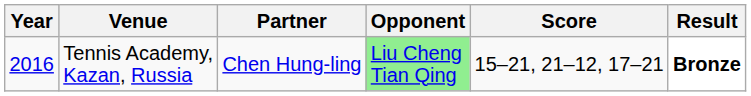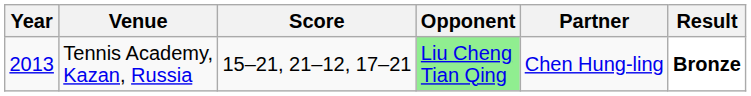columns swapped: (292, 21) <-> (569, 21)
(32, 64) 2016 -> (32, 64) 2013
